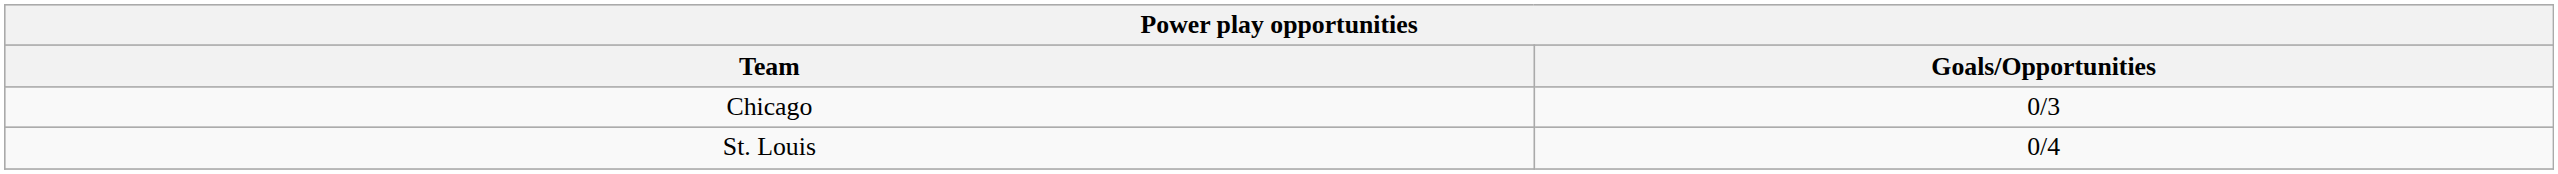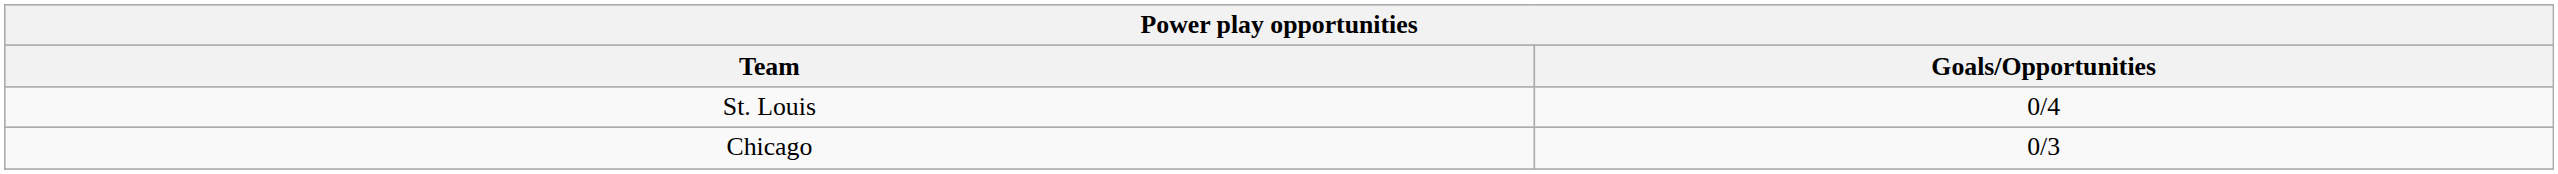rows swapped: (769, 106) <-> (769, 147)
